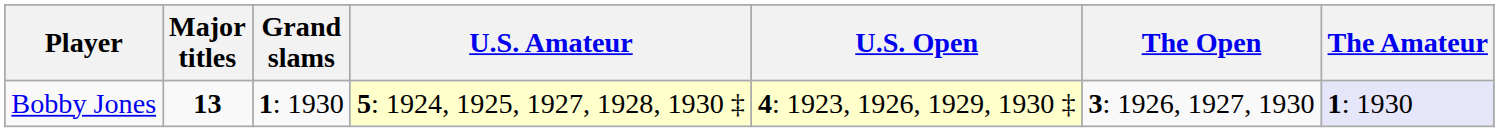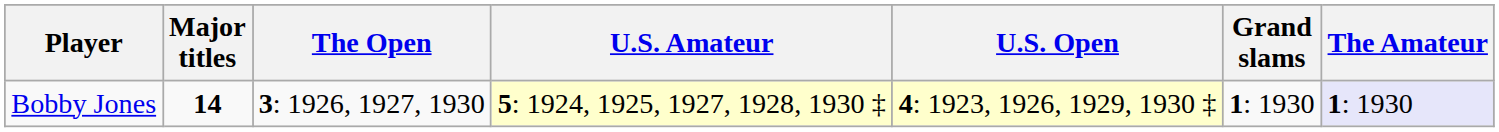columns swapped: (301, 42) <-> (1202, 42)
(207, 103) 13 -> (207, 103) 14
